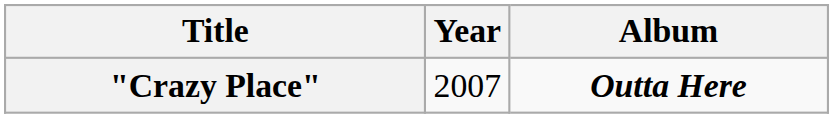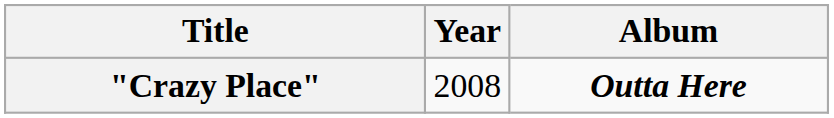(467, 84) 2007 -> (467, 84) 2008
